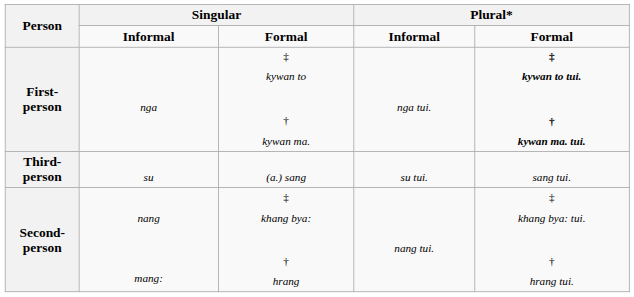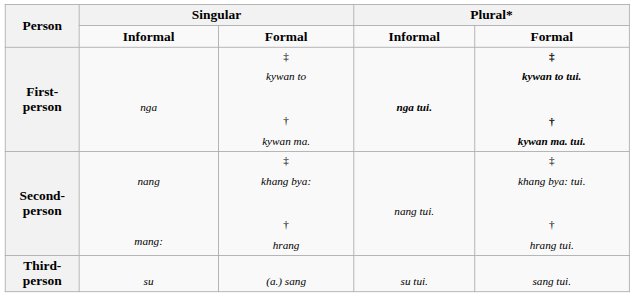(414, 107) normal -> (414, 106) bold
rows swapped: (42, 239) <-> (42, 169)
